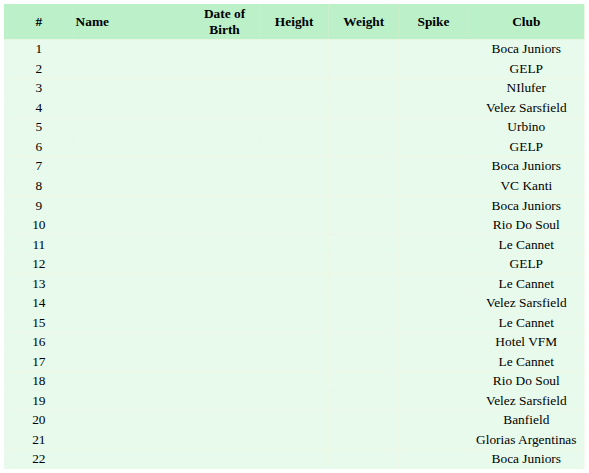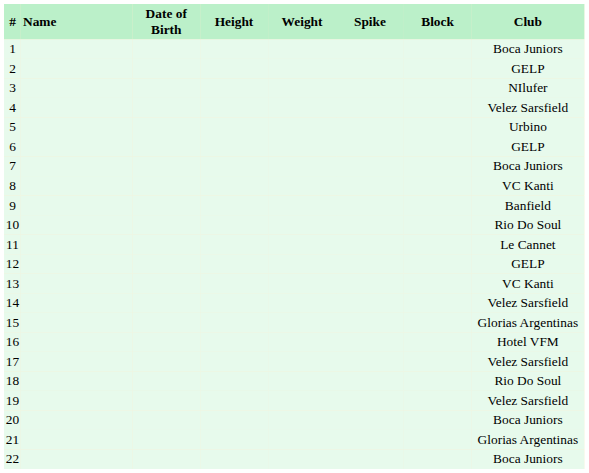+ column: (438, 21)
(526, 205) Boca Juniors -> (528, 205) Banfield
(526, 283) Le Cannet -> (528, 283) VC Kanti
(526, 322) Le Cannet -> (528, 322) Glorias Argentinas
(526, 361) Le Cannet -> (528, 361) Velez Sarsfield
(526, 420) Banfield -> (528, 420) Boca Juniors
